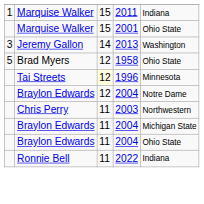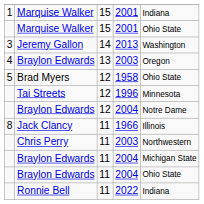(126, 12) 2011 -> (127, 12) 2001
+ row: (10, 61)
(105, 77) lightyellow background -> (105, 93) no background
+ row: (10, 126)
